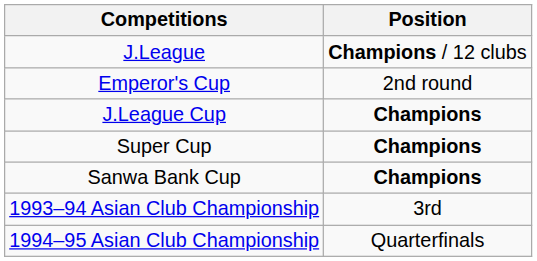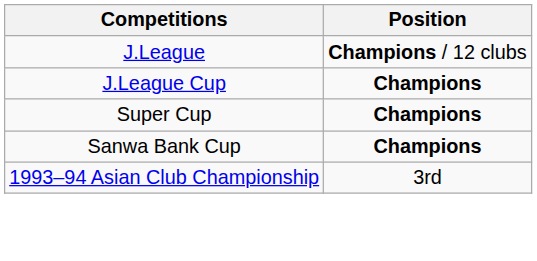- row: (164, 83)
- row: (164, 240)
